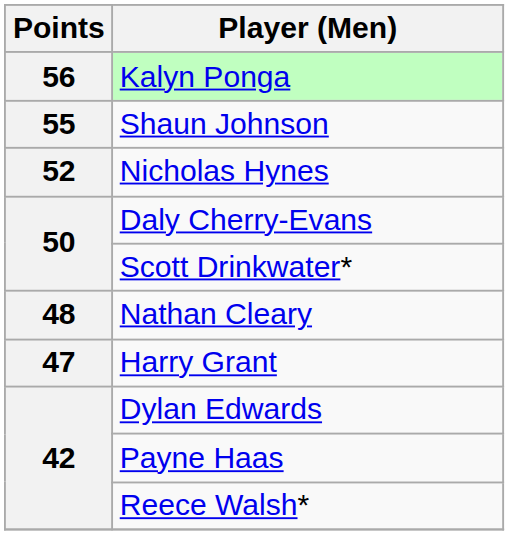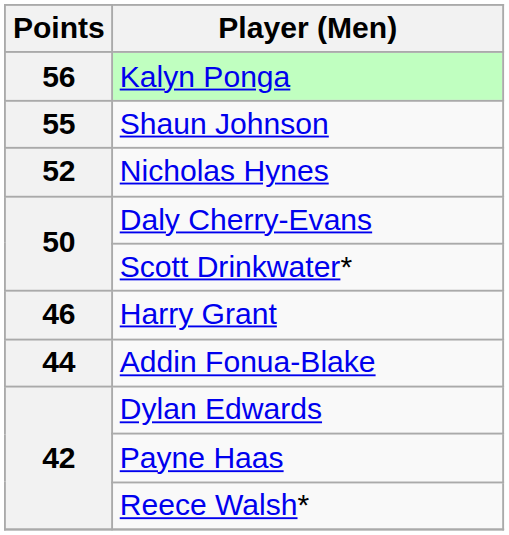- row: (216, 314)
(59, 362) 47 -> (59, 314) 46
+ row: (248, 362)
